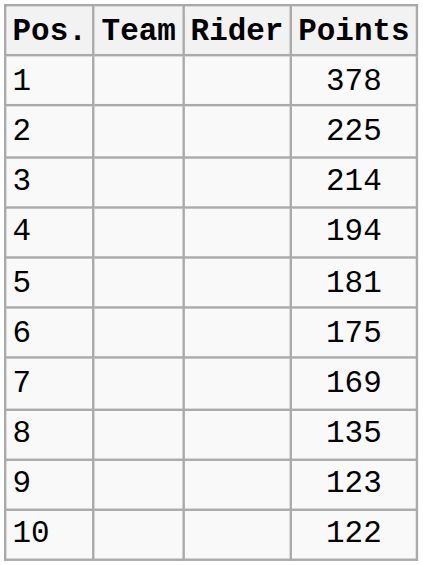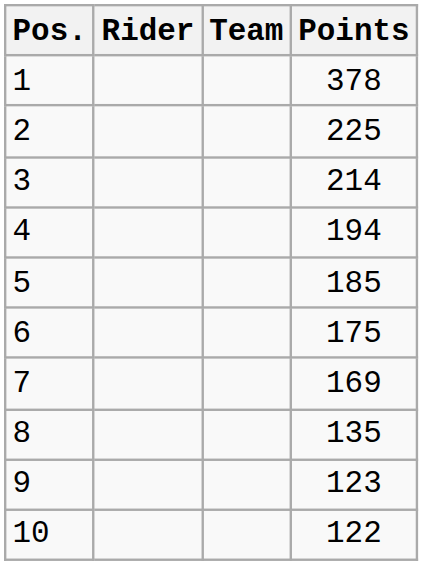columns swapped: (237, 30) <-> (139, 30)
(354, 283) 181 -> (354, 283) 185
